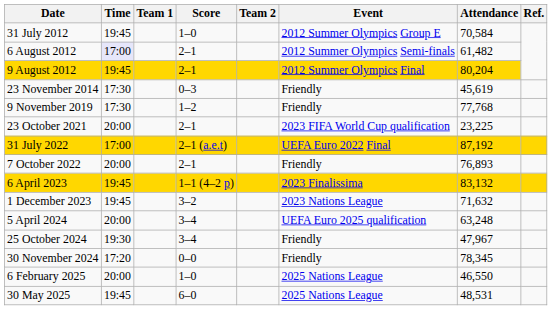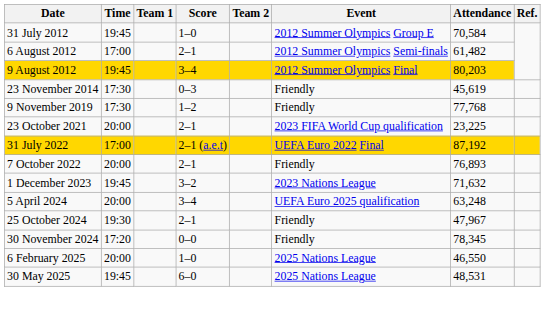(117, 51) lavender background -> (117, 51) no background
(187, 70) 2–1 -> (187, 70) 3–4
(477, 70) 80,204 -> (470, 70) 80,203
- row: (37, 182)
(187, 239) 3–4 -> (187, 220) 2–1
